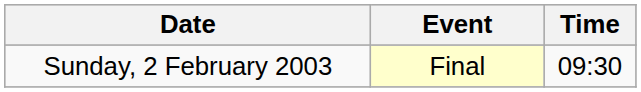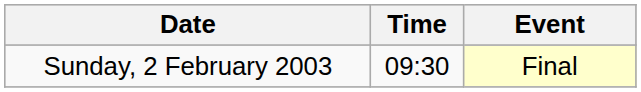columns swapped: (590, 24) <-> (457, 24)
